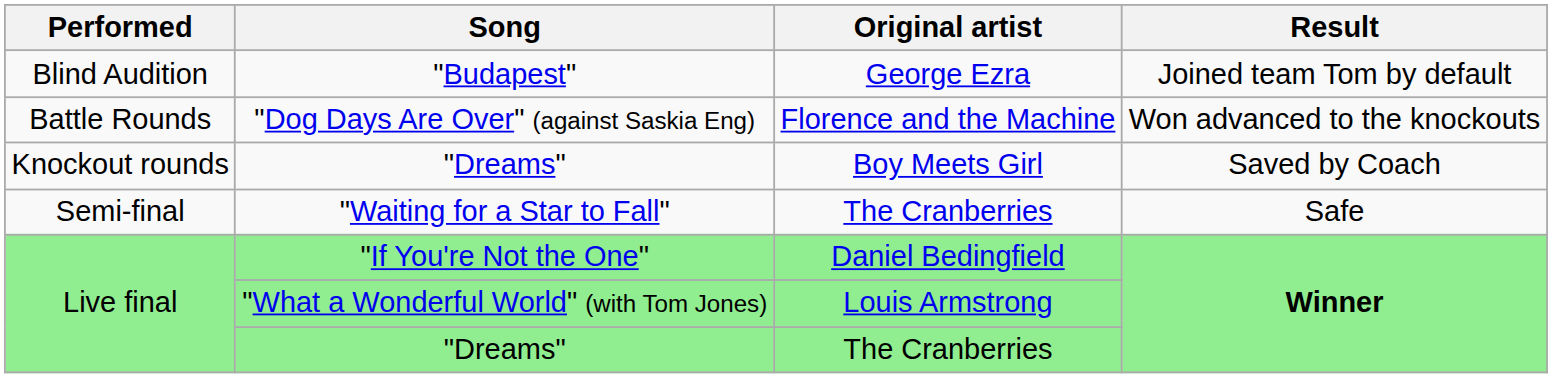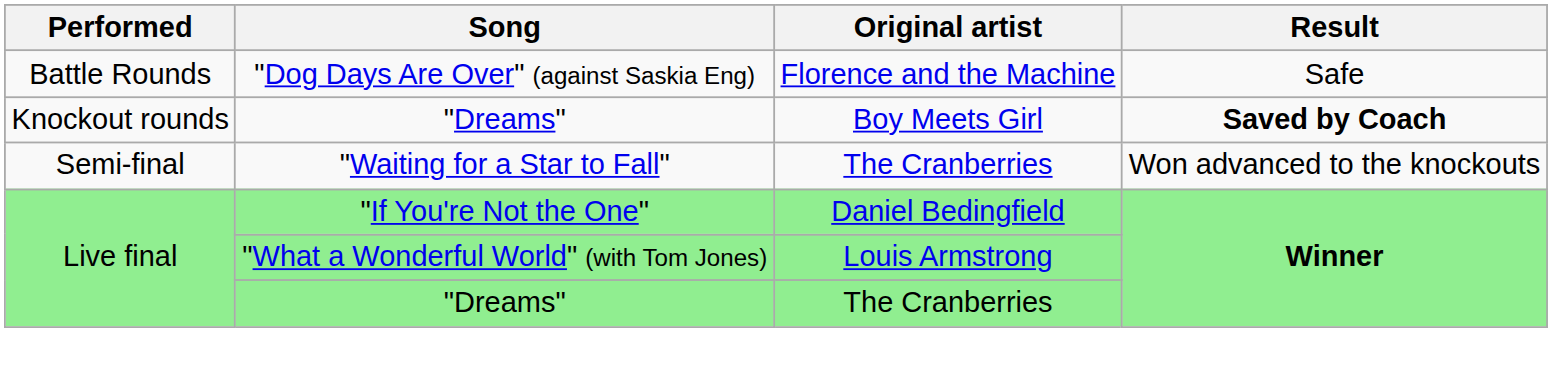- row: (120, 73)
(1335, 119) Won advanced to the knockouts -> (1335, 73) Safe
(1335, 165) normal -> (1335, 119) bold
(1335, 211) Safe -> (1335, 165) Won advanced to the knockouts
